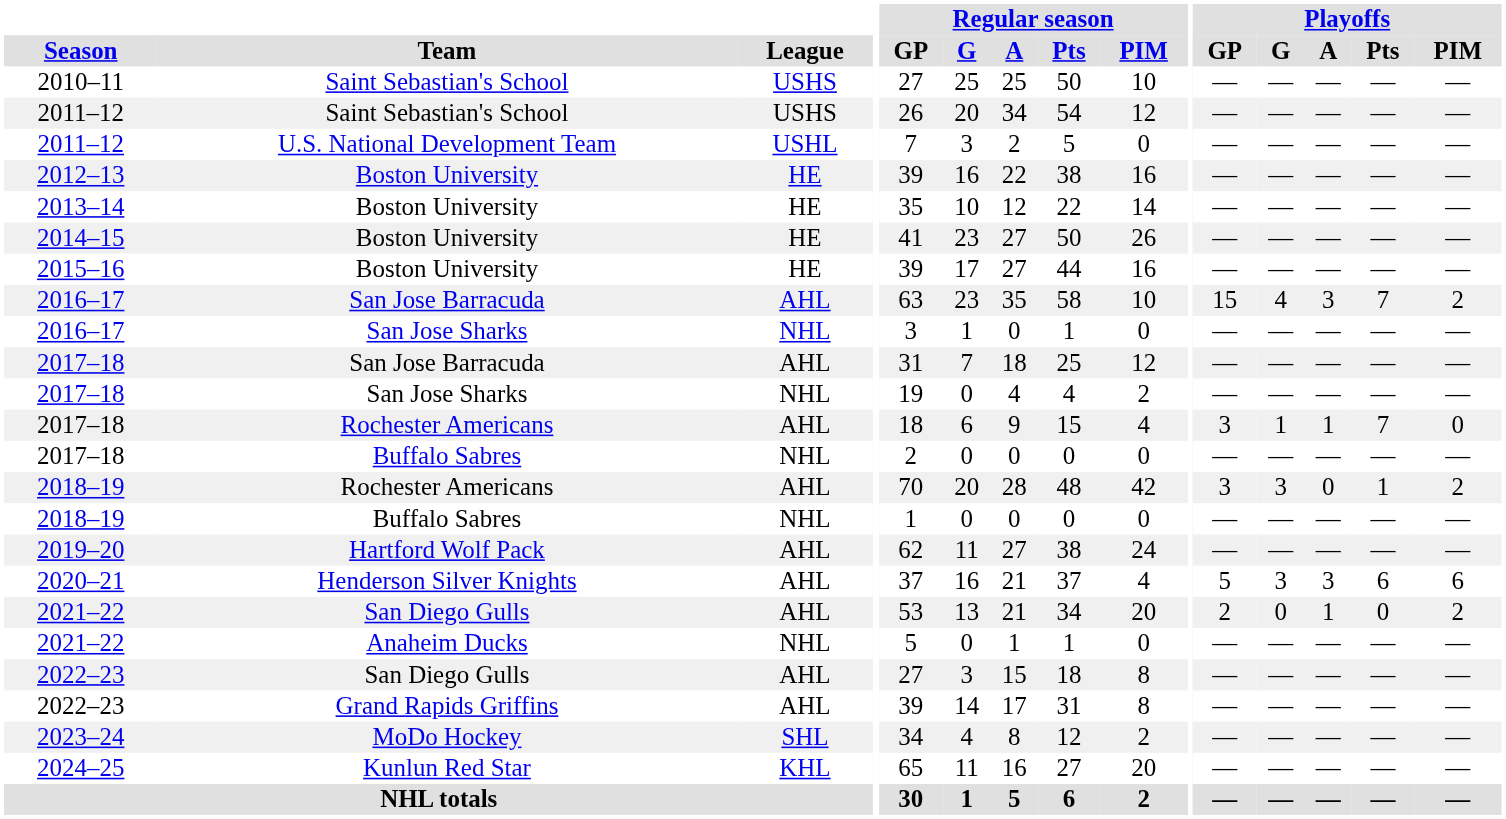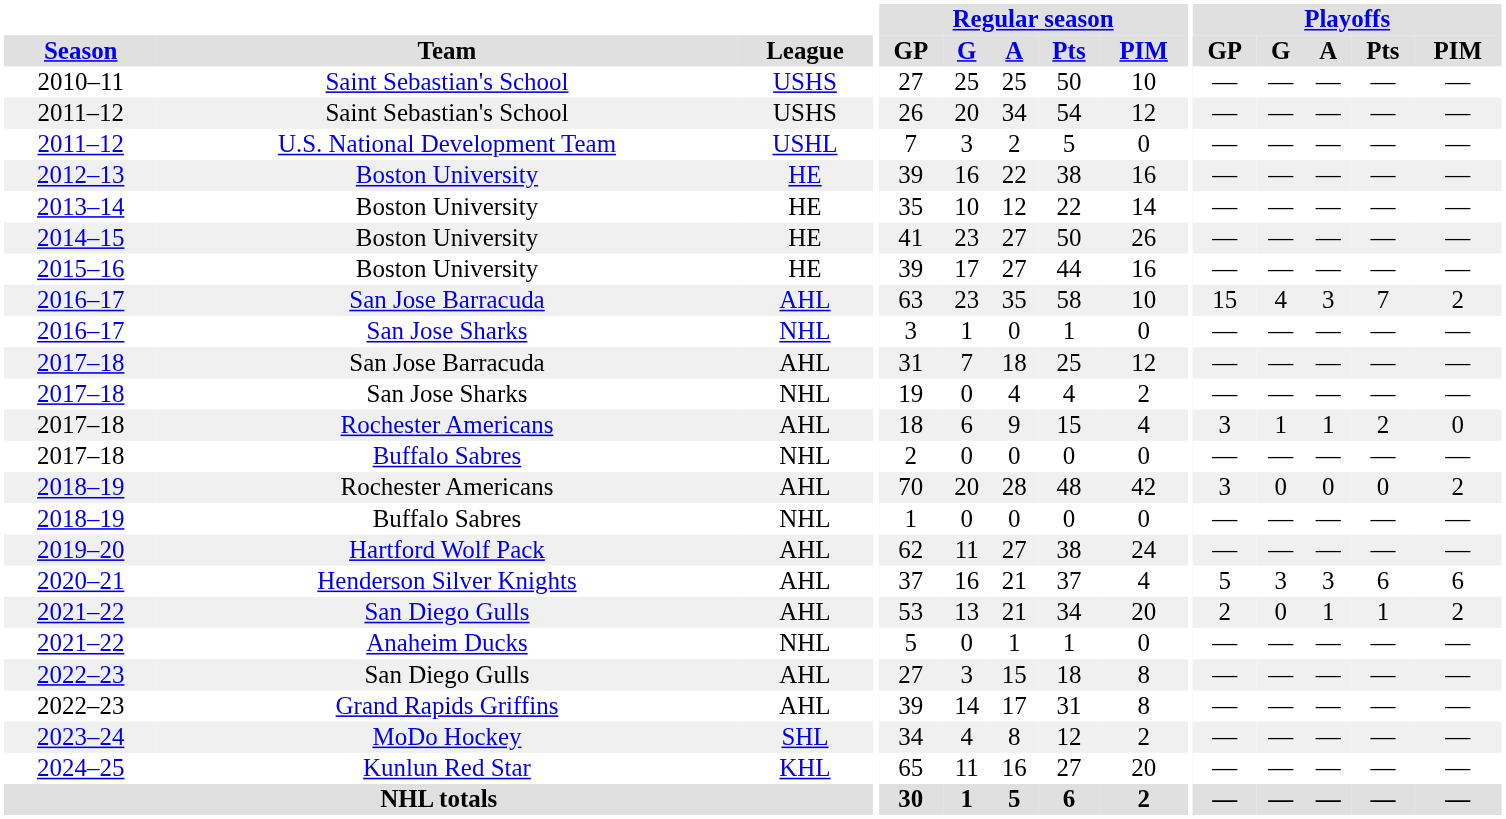(1383, 424) 7 -> (1383, 424) 2
(1281, 487) 3 -> (1281, 487) 0
(1383, 487) 1 -> (1383, 487) 0
(1383, 612) 0 -> (1383, 612) 1
